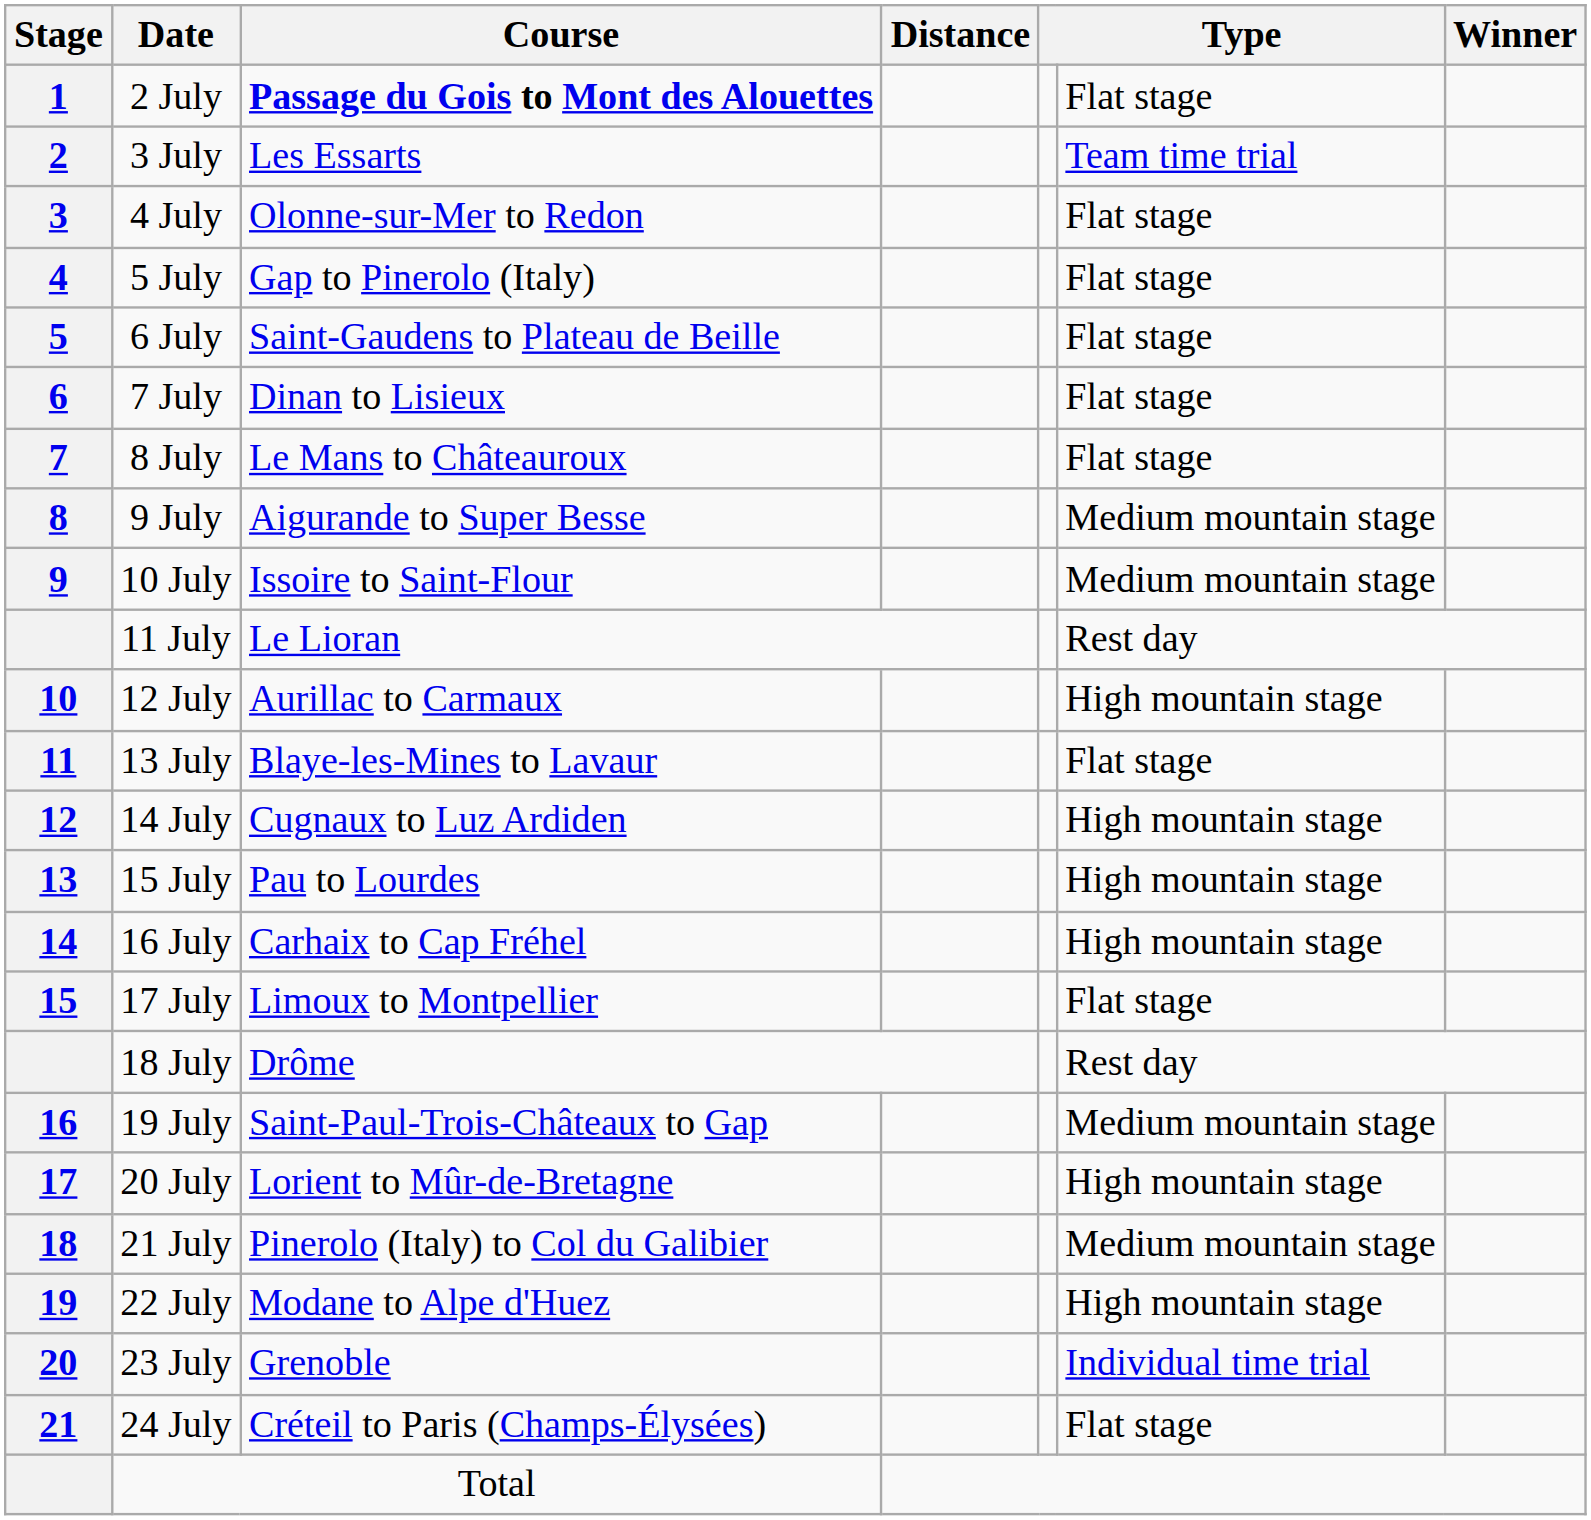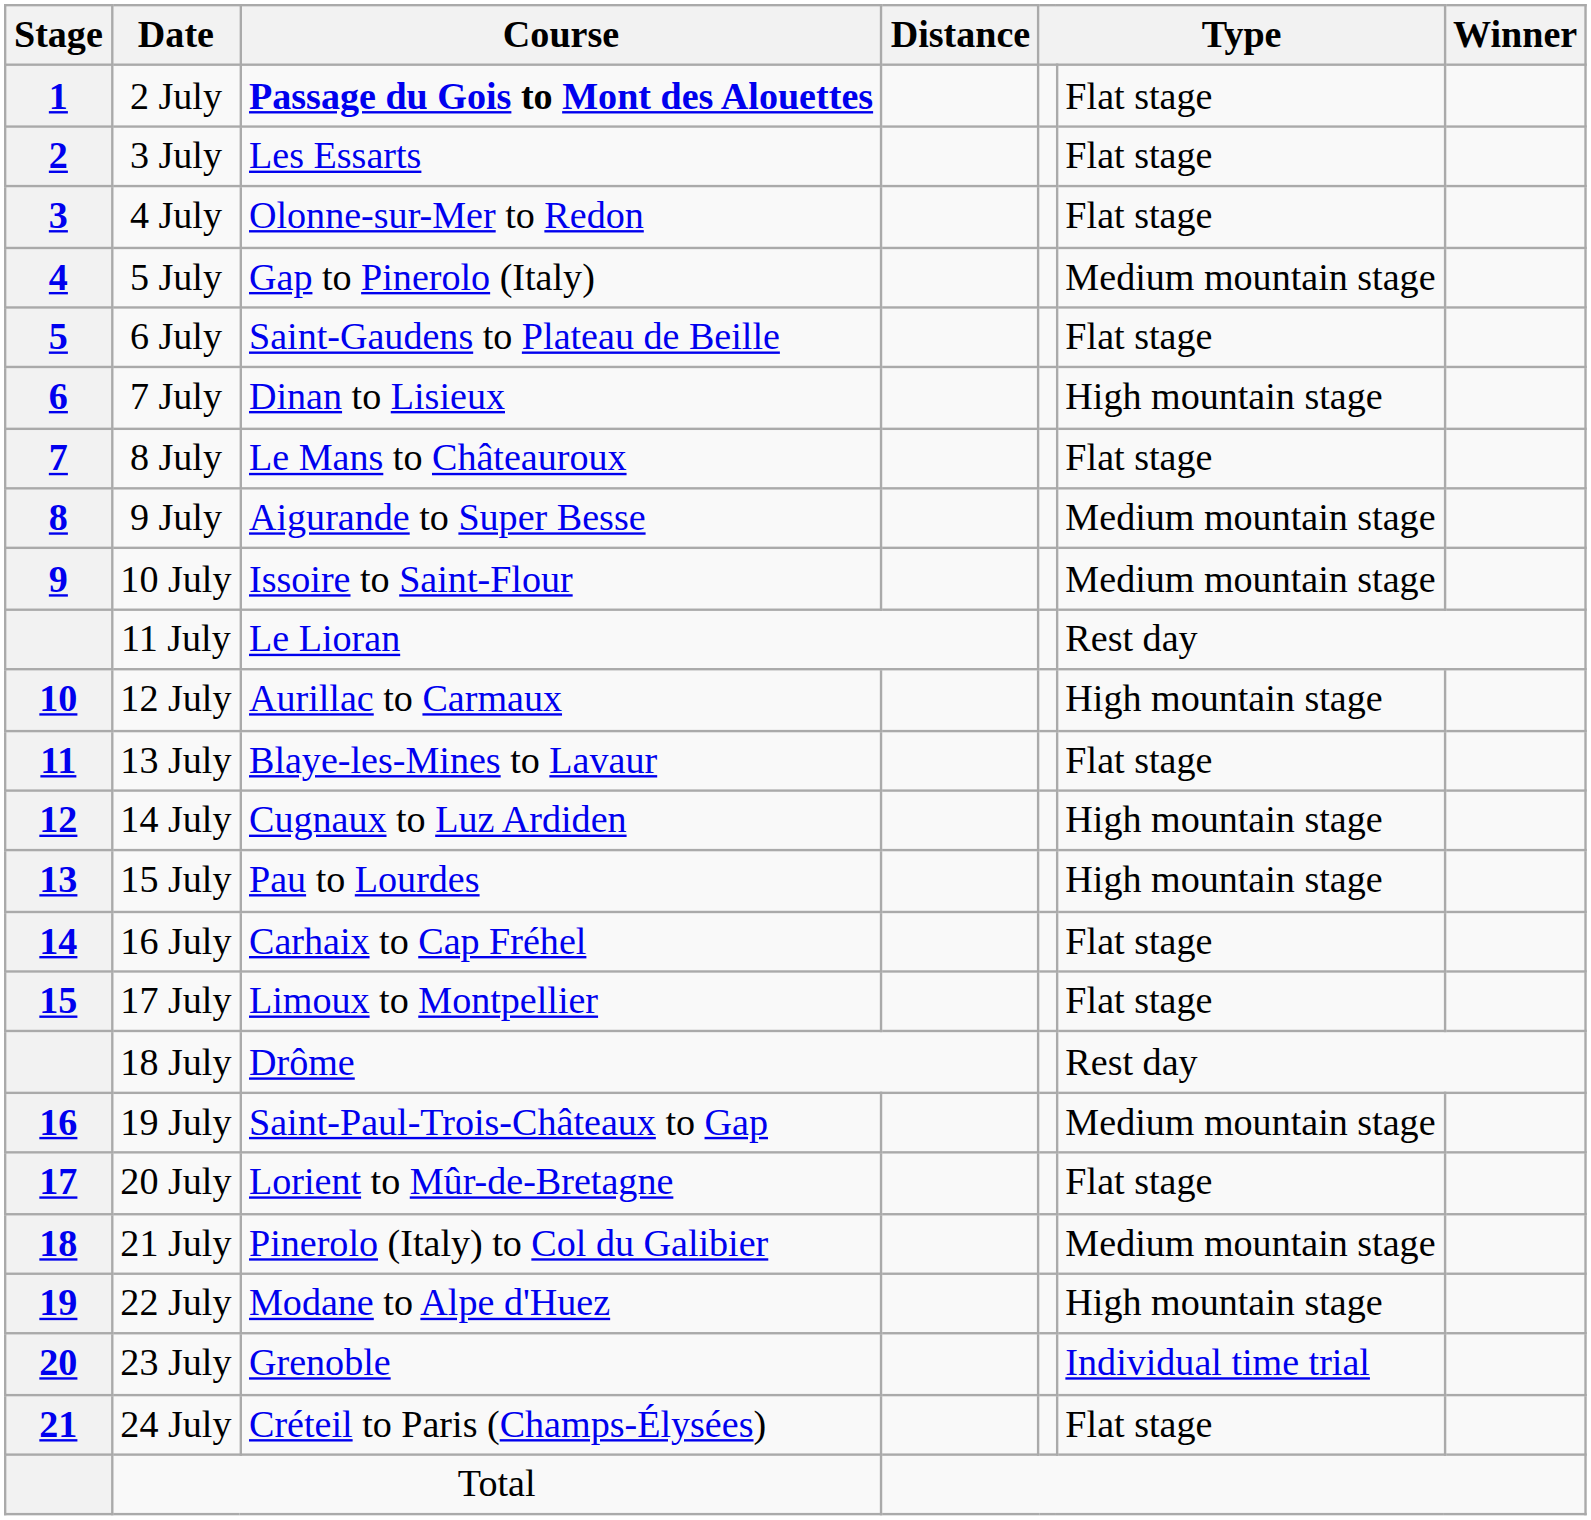(1181, 155) Team time trial -> (1139, 155) Flat stage
(1139, 276) Flat stage -> (1250, 276) Medium mountain stage
(1139, 397) Flat stage -> (1224, 397) High mountain stage
(1224, 940) High mountain stage -> (1139, 940) Flat stage
(1224, 1182) High mountain stage -> (1139, 1182) Flat stage
